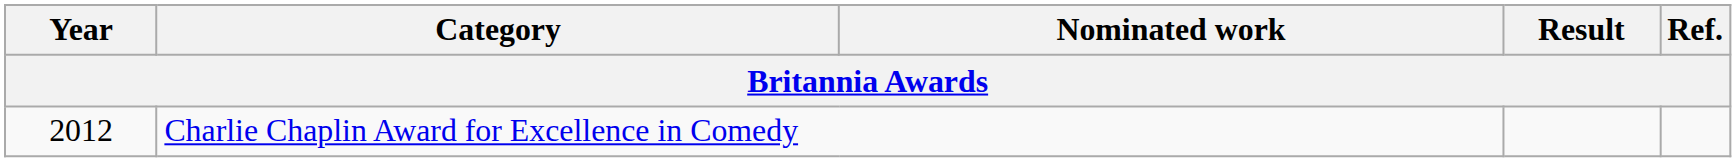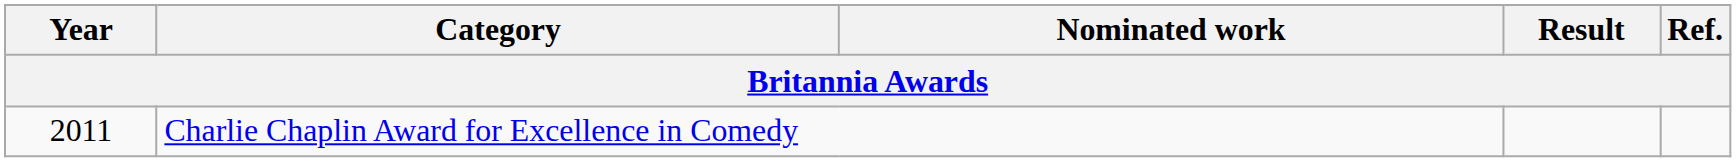(81, 130) 2012 -> (81, 130) 2011
